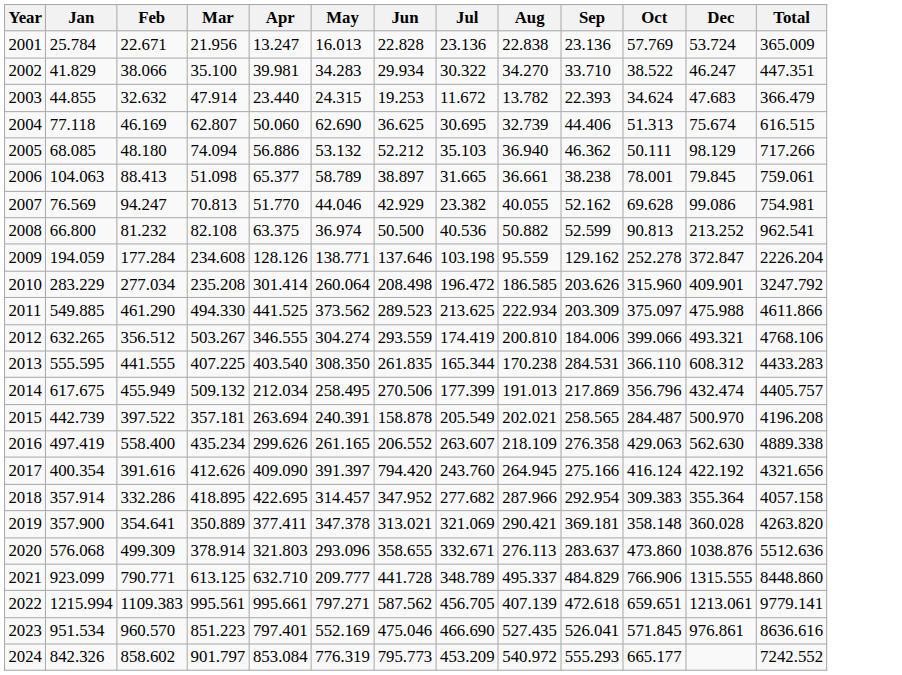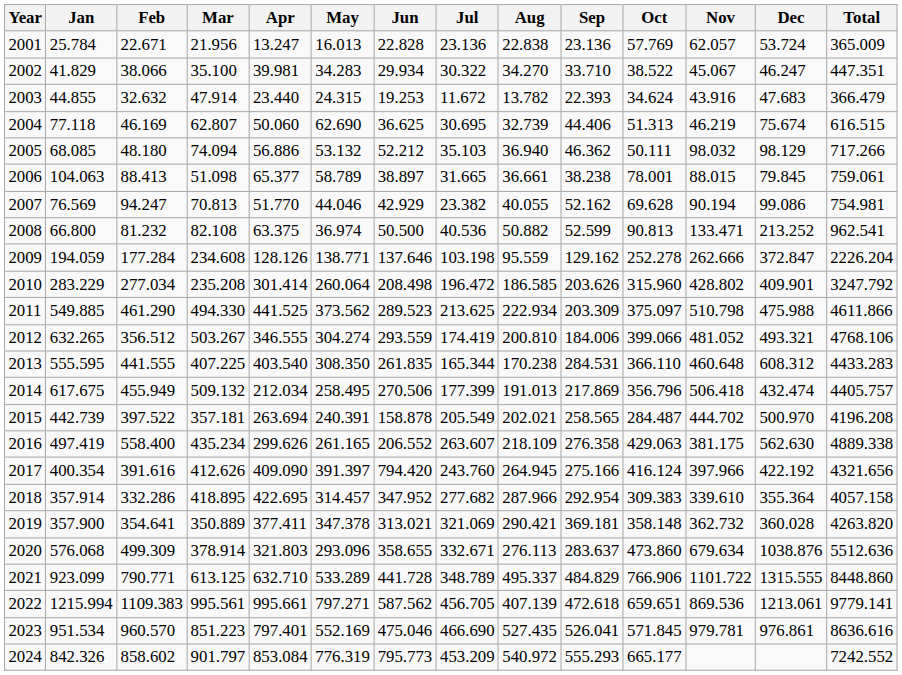+ column: (721, 17)
(343, 577) 209.777 -> (343, 577) 533.289
